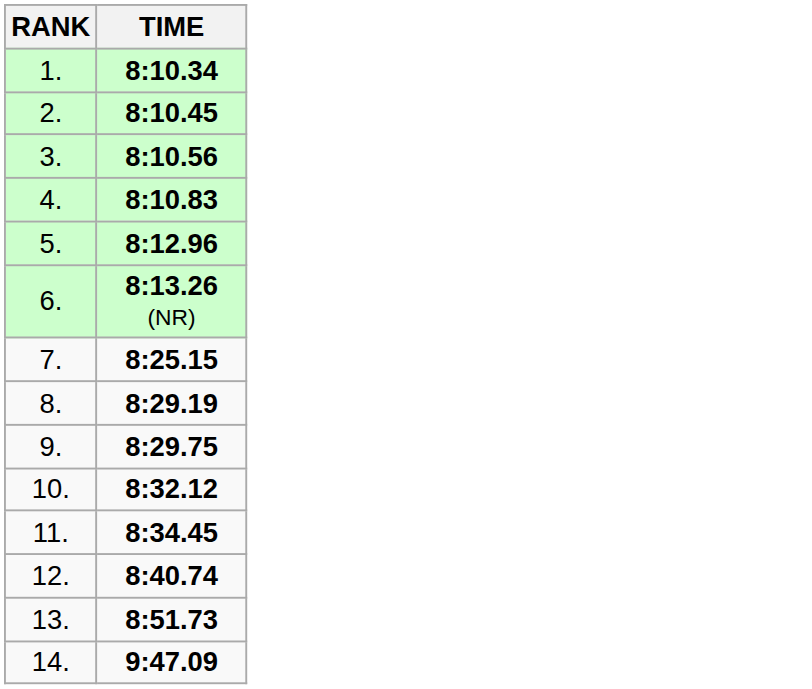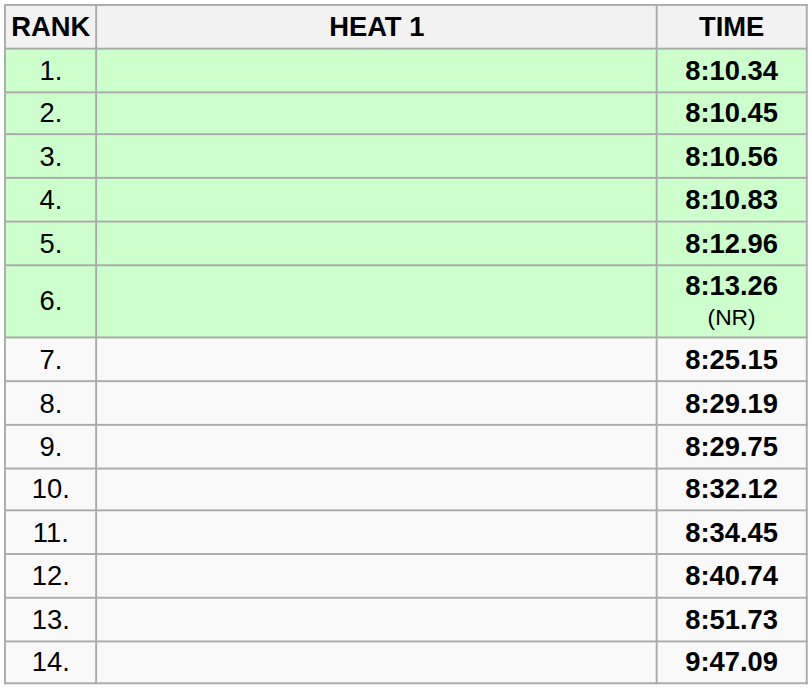+ column: (377, 27)
